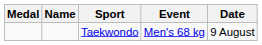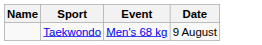- column: (23, 14)
